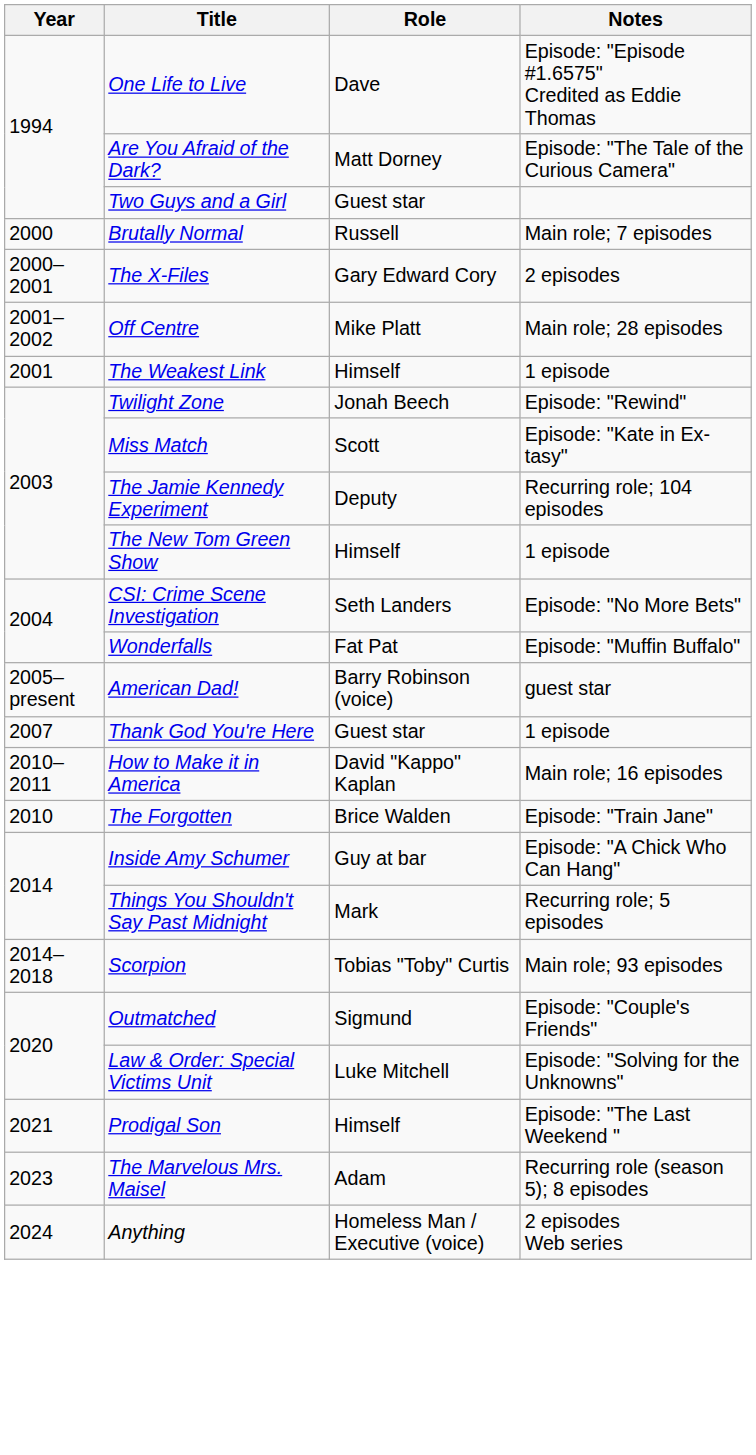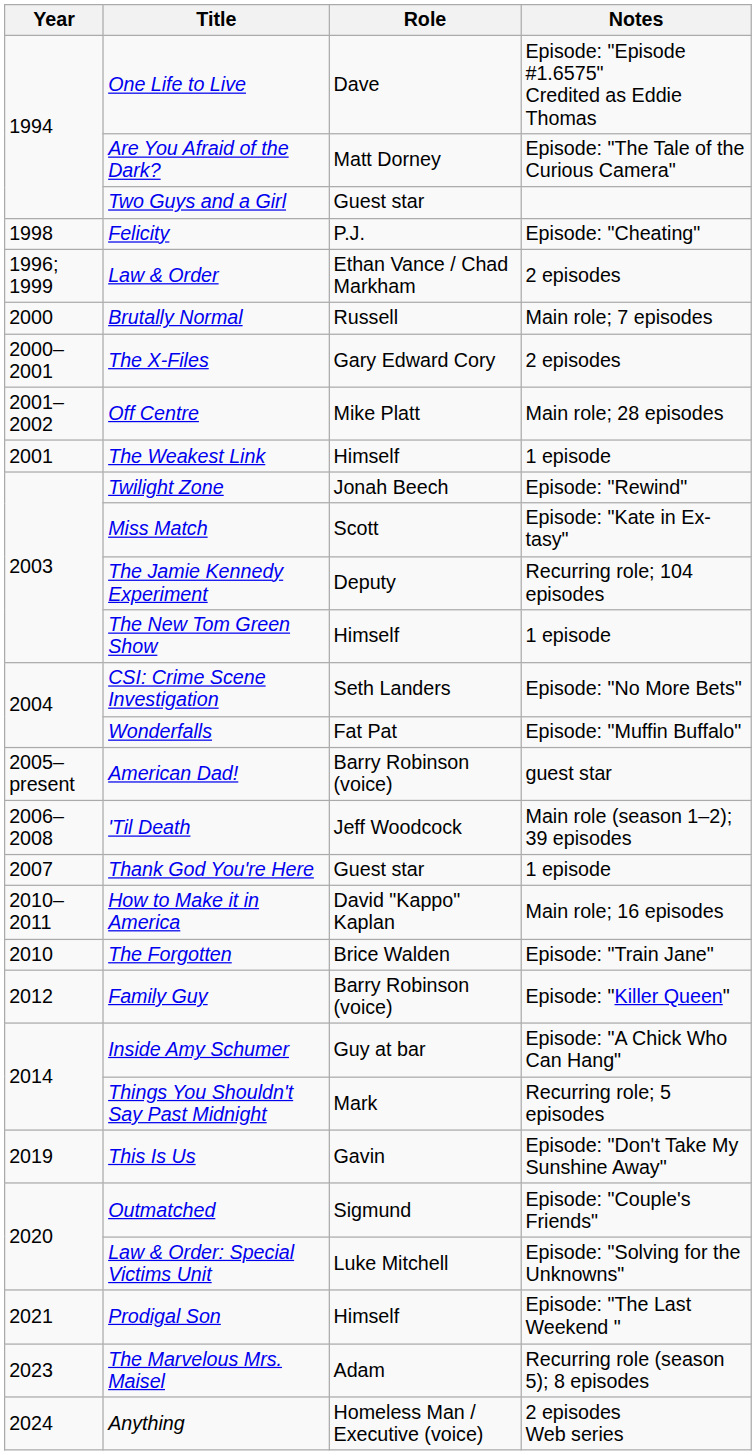+ row: (139, 233)
+ row: (163, 275)
+ row: (149, 827)
+ row: (158, 996)
- row: (147, 965)
+ row: (152, 1156)
